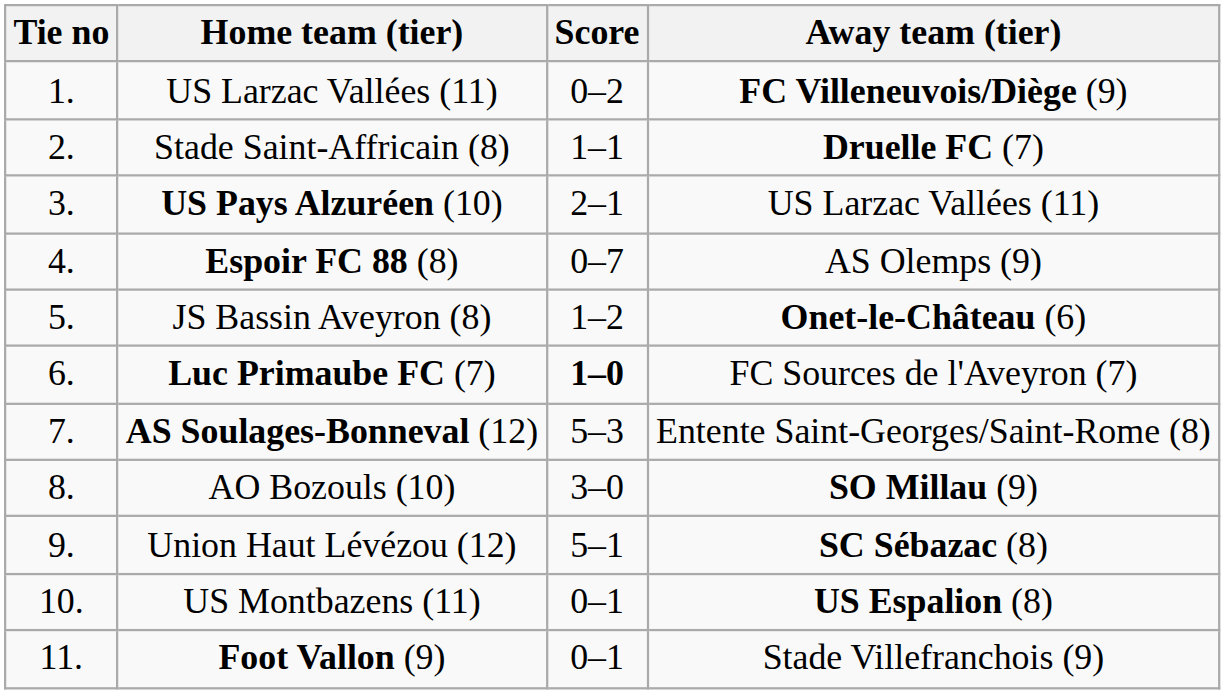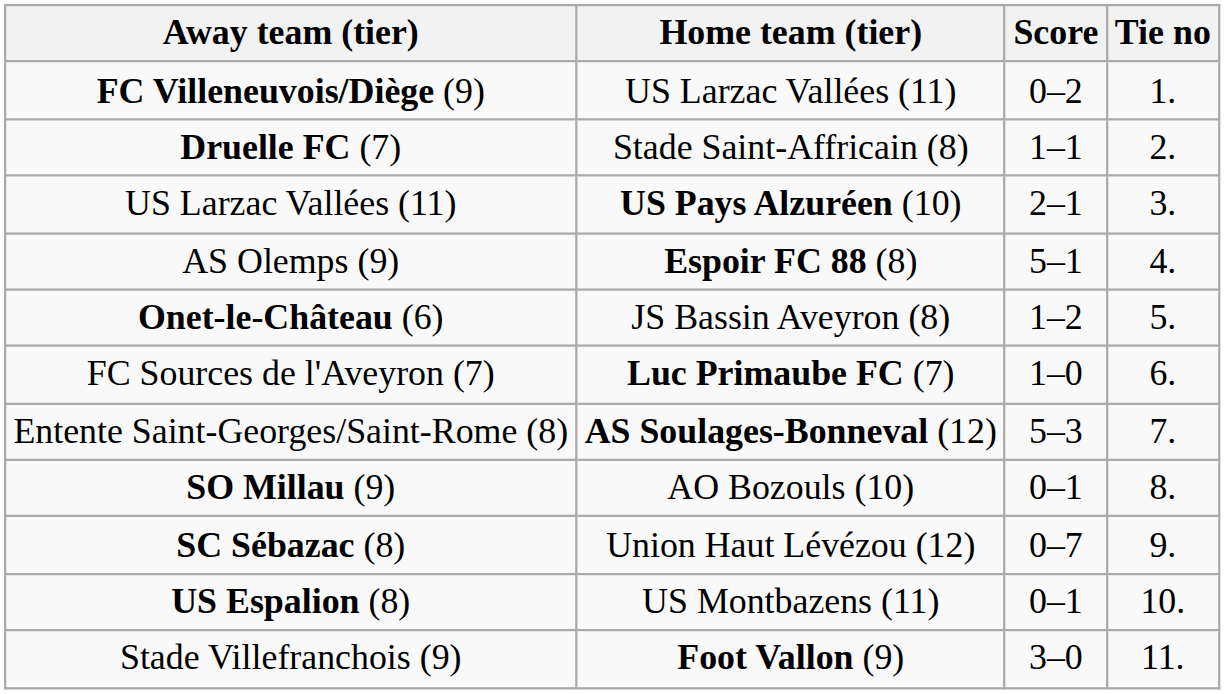columns swapped: (61, 32) <-> (933, 32)
(597, 260) 0–7 -> (1056, 260) 5–1
(597, 373) bold -> (1056, 373) normal
(597, 487) 3–0 -> (1056, 487) 0–1
(597, 544) 5–1 -> (1056, 544) 0–7
(597, 658) 0–1 -> (1056, 658) 3–0
